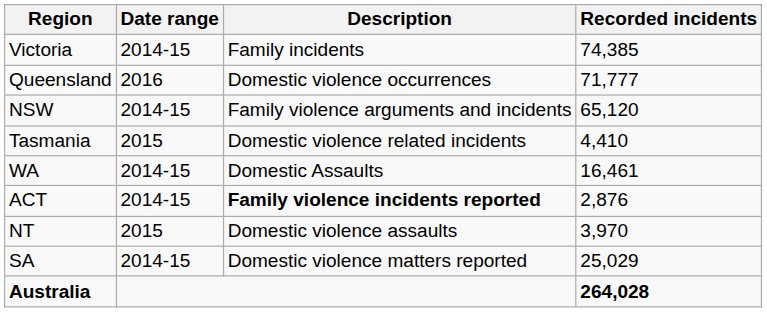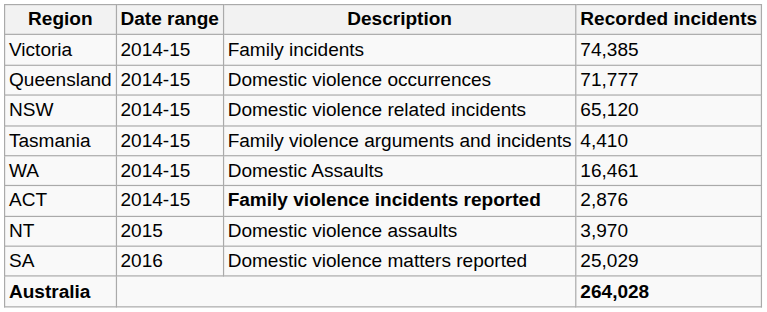(142, 79) 2016 -> (155, 79) 2014-15
(400, 110) Family violence arguments and incidents -> (377, 110) Domestic violence related incidents
(142, 140) 2015 -> (155, 140) 2014-15
(377, 140) Domestic violence related incidents -> (400, 140) Family violence arguments and incidents
(155, 261) 2014-15 -> (142, 261) 2016
